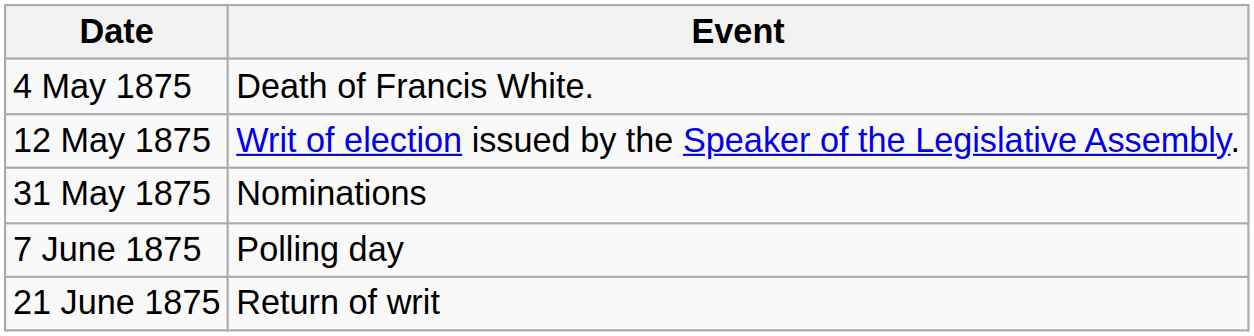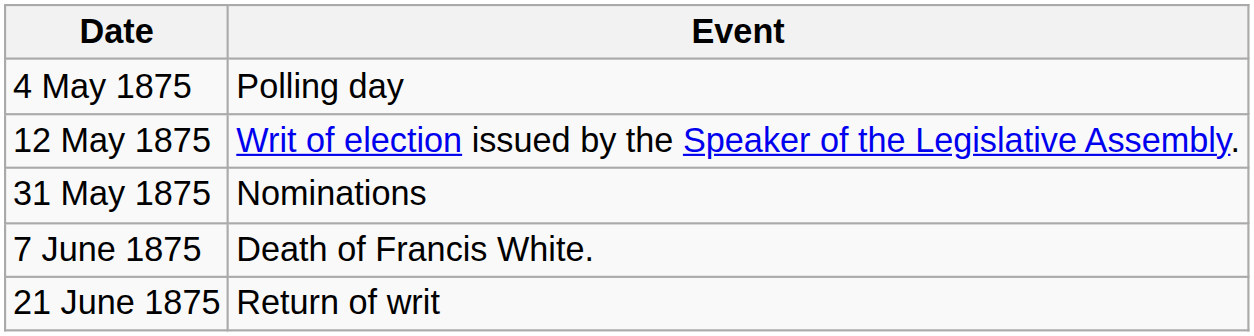(415, 85) Death of Francis White. -> (320, 85) Polling day
(320, 248) Polling day -> (415, 248) Death of Francis White.
